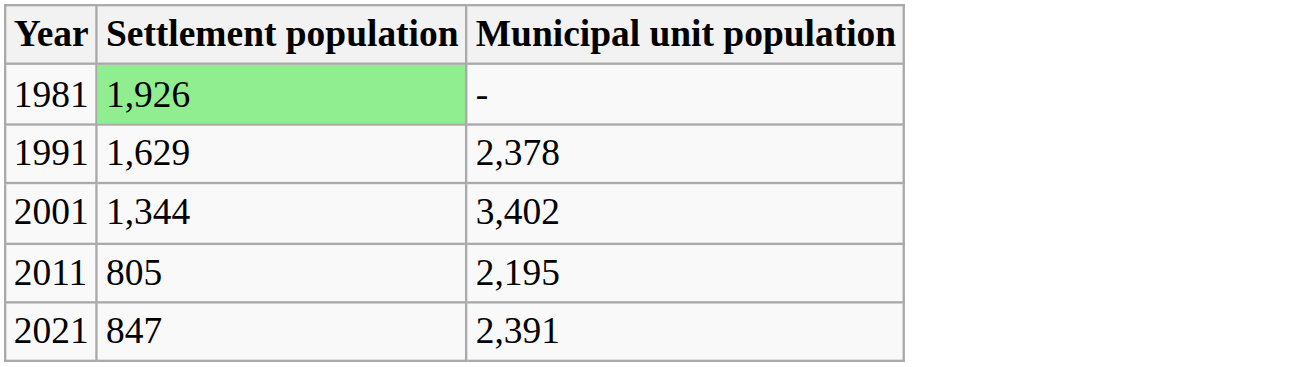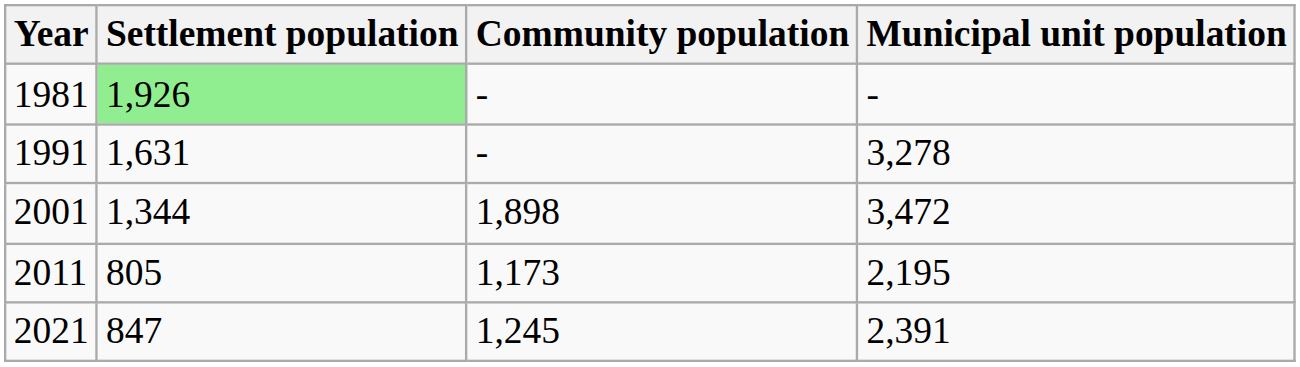+ column: (662, 34)
(148, 152) 1,629 -> (148, 152) 1,631
(518, 152) 2,378 -> (909, 152) 3,278
(518, 212) 3,402 -> (909, 212) 3,472
